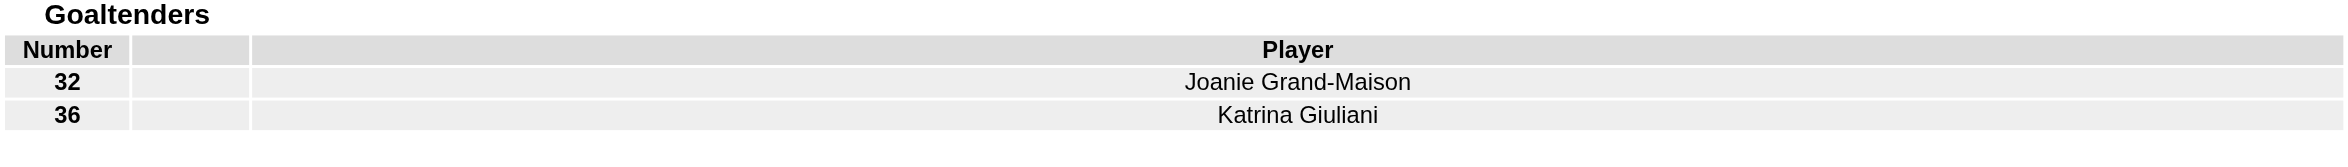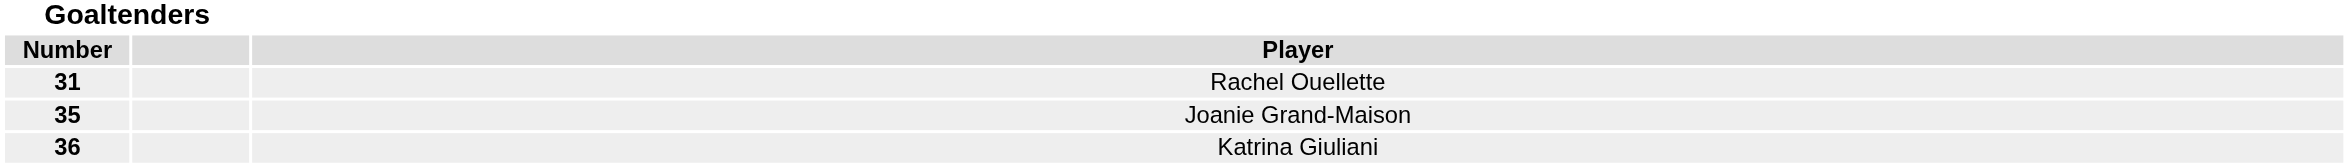+ row: (1298, 82)
(67, 82) 32 -> (67, 115) 35
